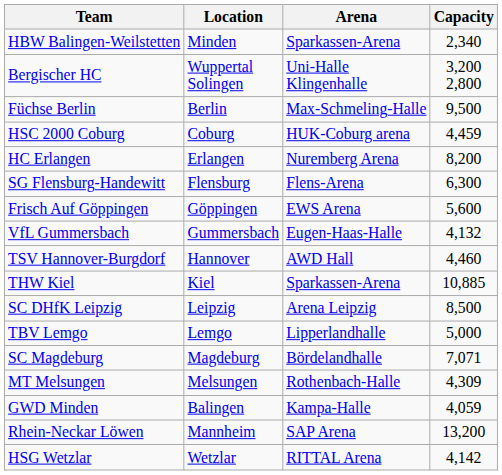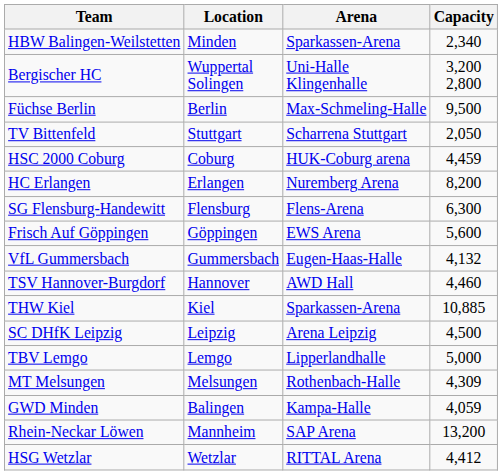+ row: (52, 134)
(464, 308) 8,500 -> (464, 332) 4,500
- row: (56, 357)
(464, 457) 4,142 -> (464, 457) 4,412
